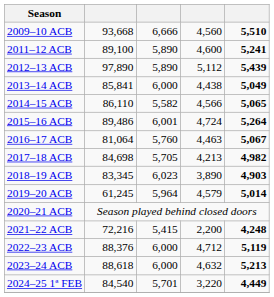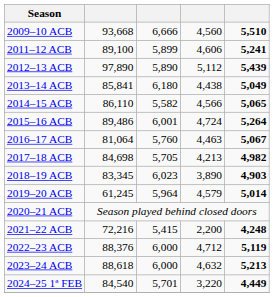(165, 49) 5,890 -> (165, 49) 5,899
(209, 49) 4,600 -> (209, 49) 4,606
(165, 85) 6,000 -> (165, 85) 6,180
